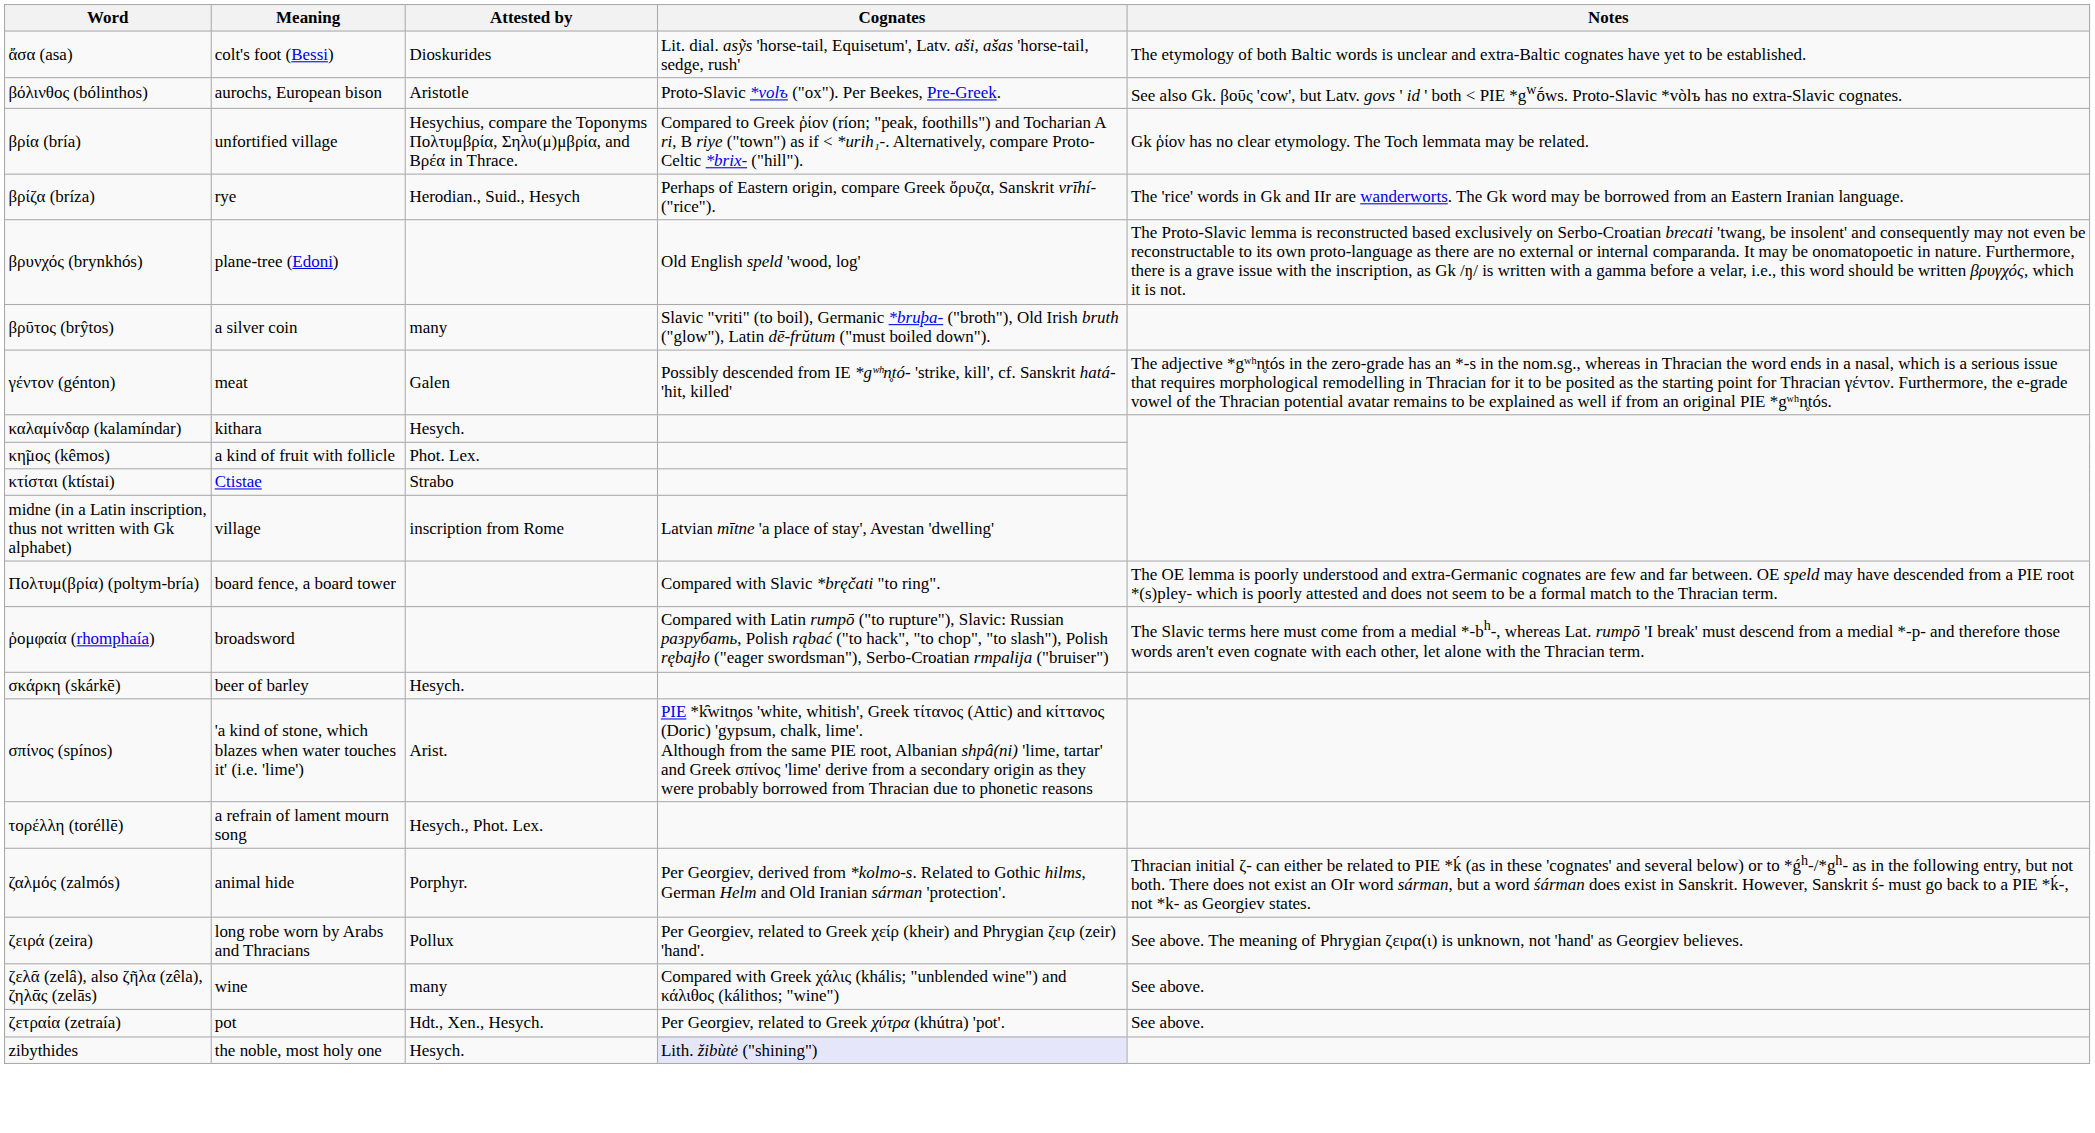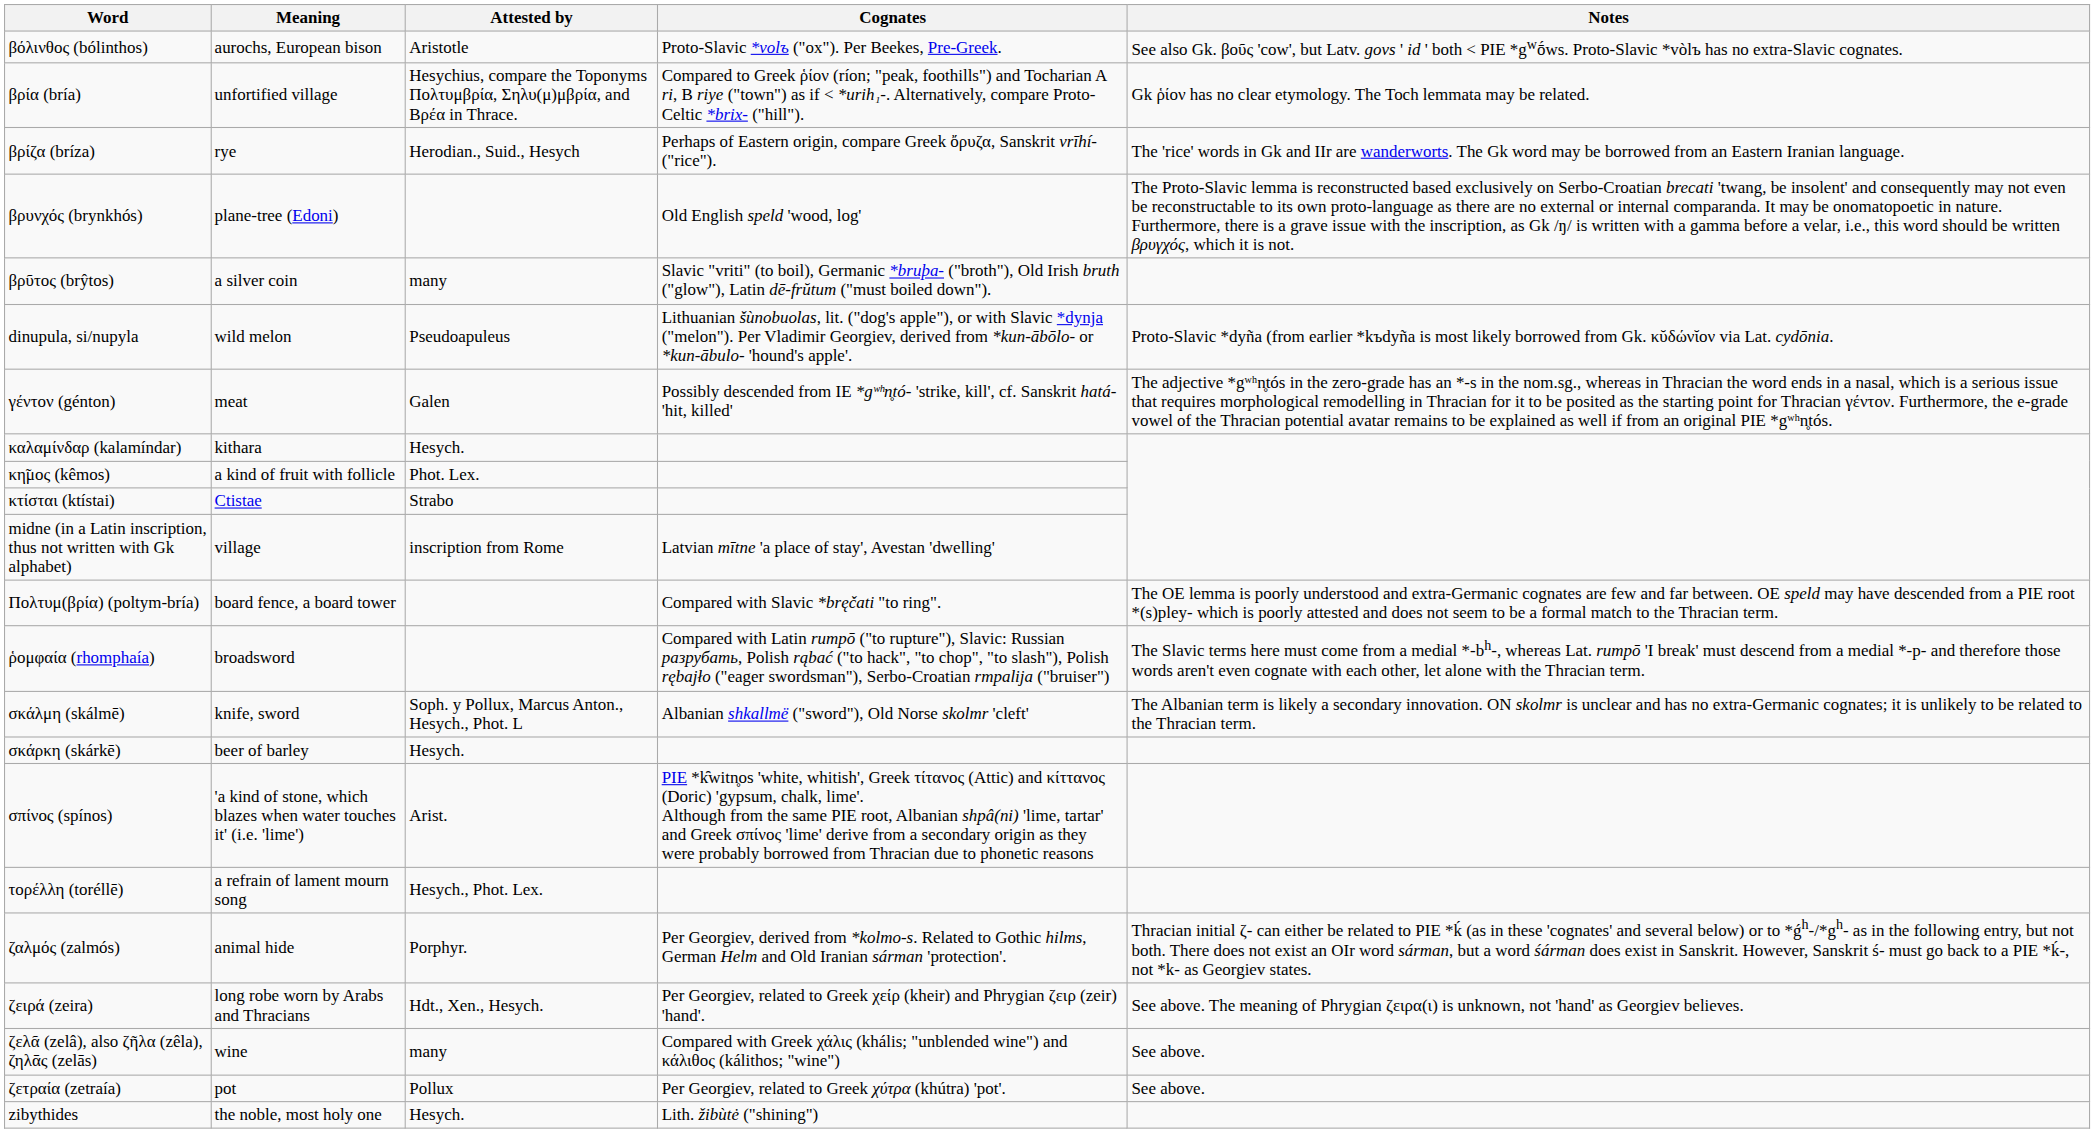- row: (40, 54)
+ row: (73, 336)
+ row: (67, 713)
(432, 940) Pollux -> (476, 1005) Hdt., Xen., Hesych.
(477, 1022) Hdt., Xen., Hesych. -> (431, 1088) Pollux
(739, 1049) lavender background -> (740, 1114) no background
